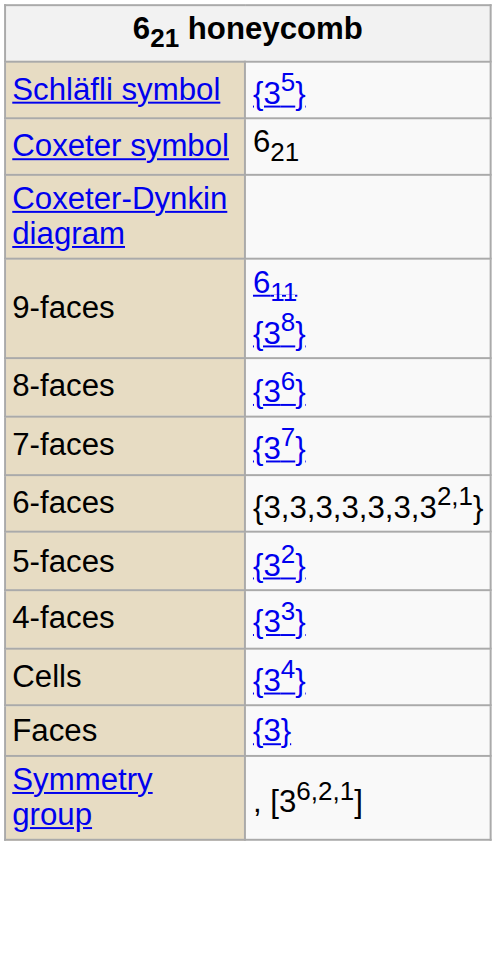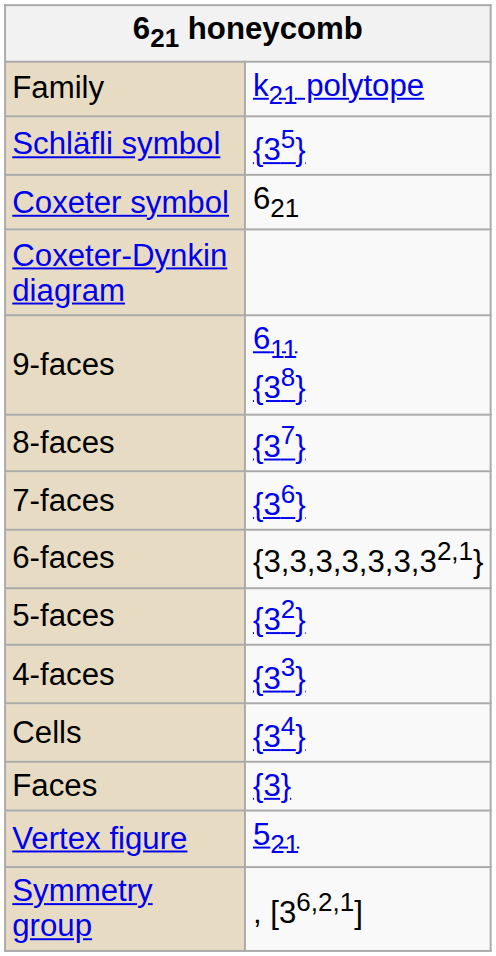+ row: (58, 88)
(279, 386) {36} -> (279, 442) {37}
(279, 444) {37} -> (279, 500) {36}
+ row: (100, 838)
